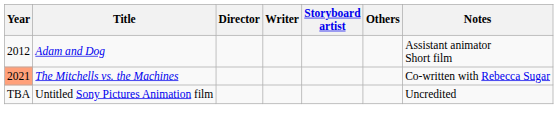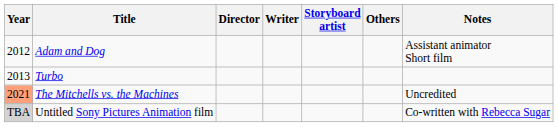+ row: (49, 76)
(478, 76) Co-written with Rebecca Sugar -> (431, 94) Uncredited
(19, 94) no background -> (19, 112) lightgrey background
(431, 94) Uncredited -> (478, 112) Co-written with Rebecca Sugar
